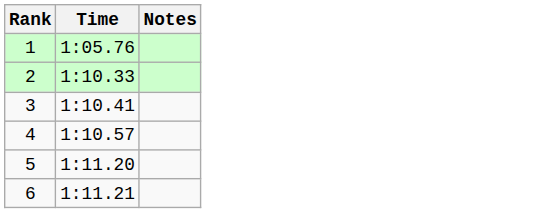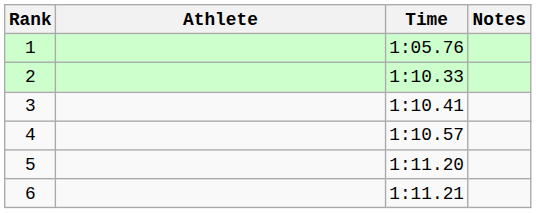+ column: (220, 19)
